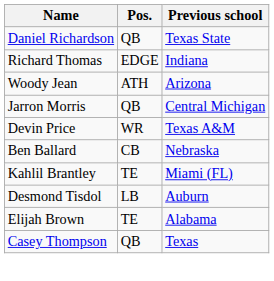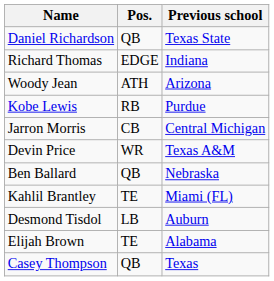+ row: (42, 106)
(131, 106) QB -> (130, 128) CB
(130, 151) CB -> (131, 173) QB
